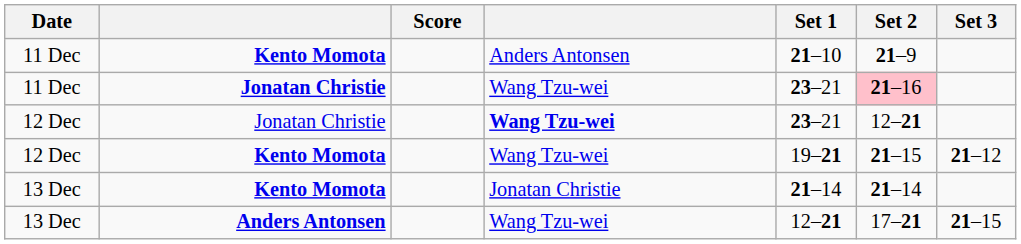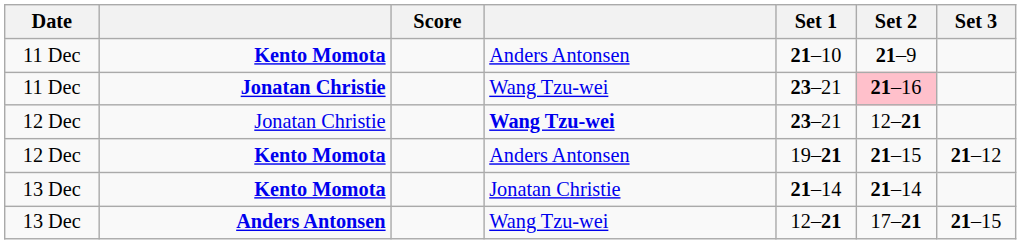(549, 155) Wang Tzu-wei -> (559, 155) Anders Antonsen
